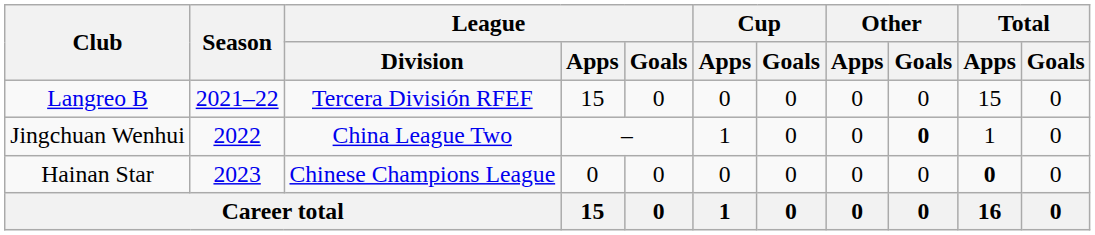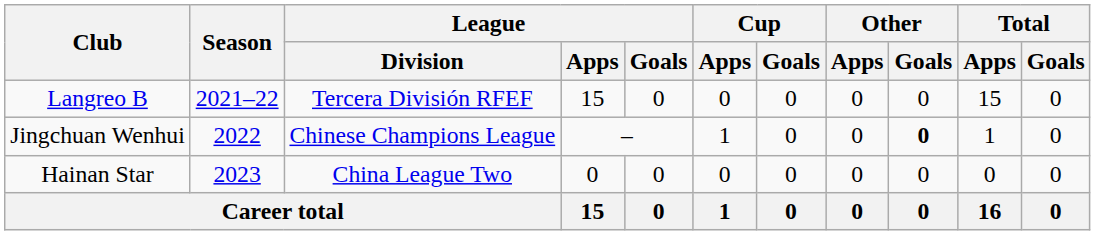(422, 135) China League Two -> (422, 135) Chinese Champions League
(422, 173) Chinese Champions League -> (422, 173) China League Two
(990, 173) bold -> (990, 173) normal
